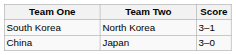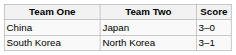rows swapped: (34, 27) <-> (19, 43)
